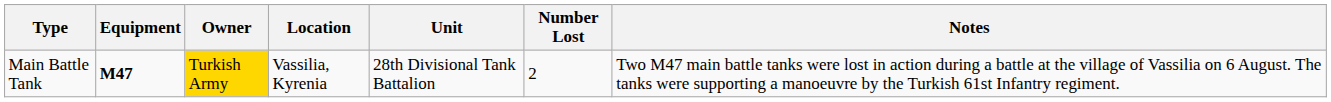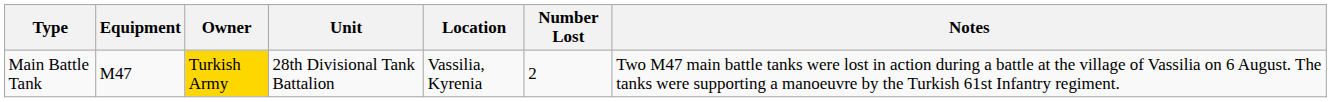columns swapped: (447, 27) <-> (319, 27)
(116, 73) bold -> (116, 73) normal
